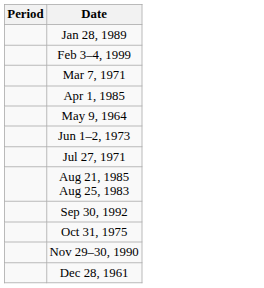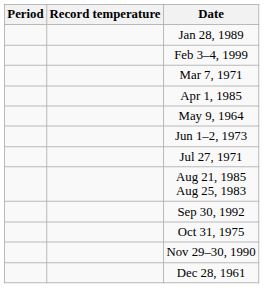+ column: (105, 14)
